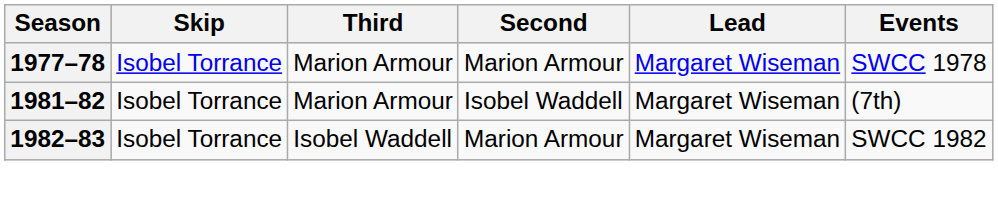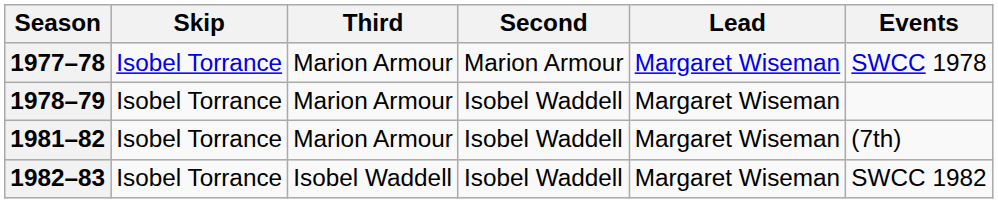+ row: (58, 100)
(544, 139) Marion Armour -> (543, 178) Isobel Waddell
